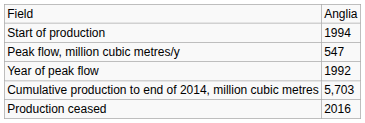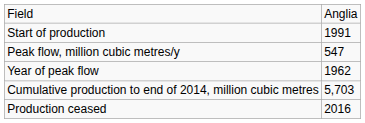(338, 33) 1994 -> (338, 33) 1991
(338, 71) 1992 -> (338, 71) 1962
